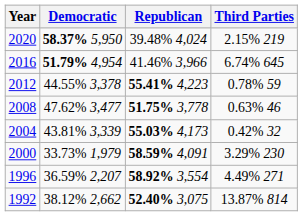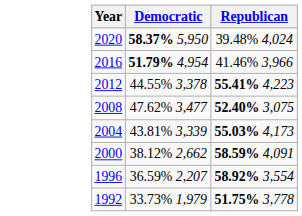- column: (254, 16)
(168, 107) 51.75% 3,778 -> (254, 107) 52.40% 3,075
(82, 153) 33.73% 1,979 -> (168, 153) 38.12% 2,662
(82, 199) 38.12% 2,662 -> (168, 199) 33.73% 1,979
(168, 199) 52.40% 3,075 -> (254, 199) 51.75% 3,778
